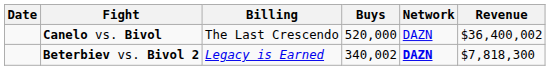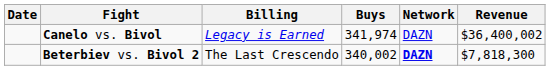(272, 35) The Last Crescendo -> (265, 35) Legacy is Earned
(371, 35) 520,000 -> (371, 35) 341,974
(265, 55) Legacy is Earned -> (272, 55) The Last Crescendo
